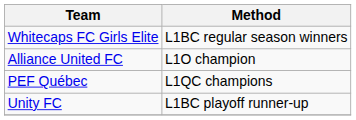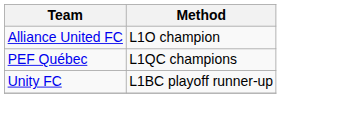- row: (83, 37)
